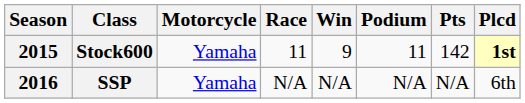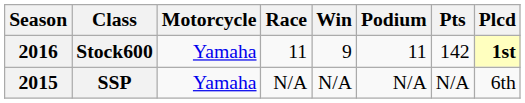(38, 51) 2015 -> (38, 51) 2016
(38, 82) 2016 -> (38, 82) 2015
